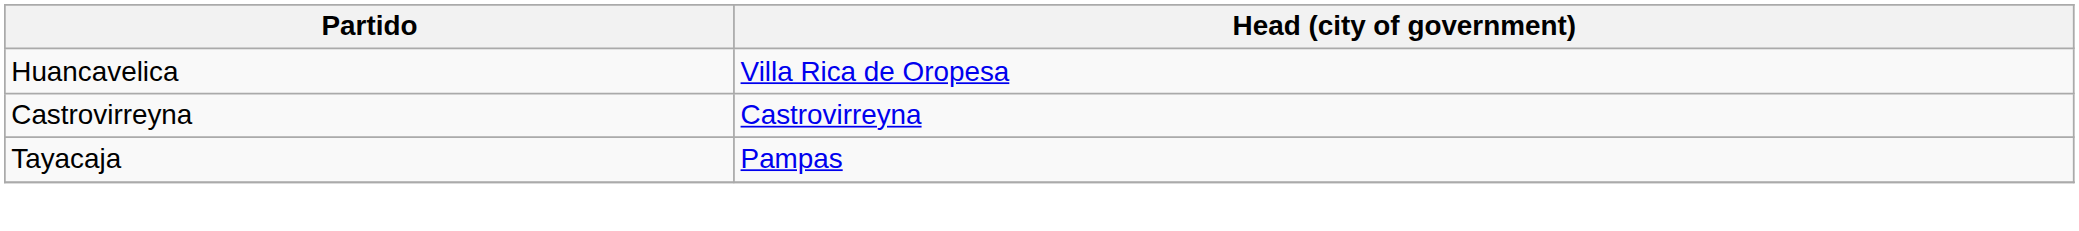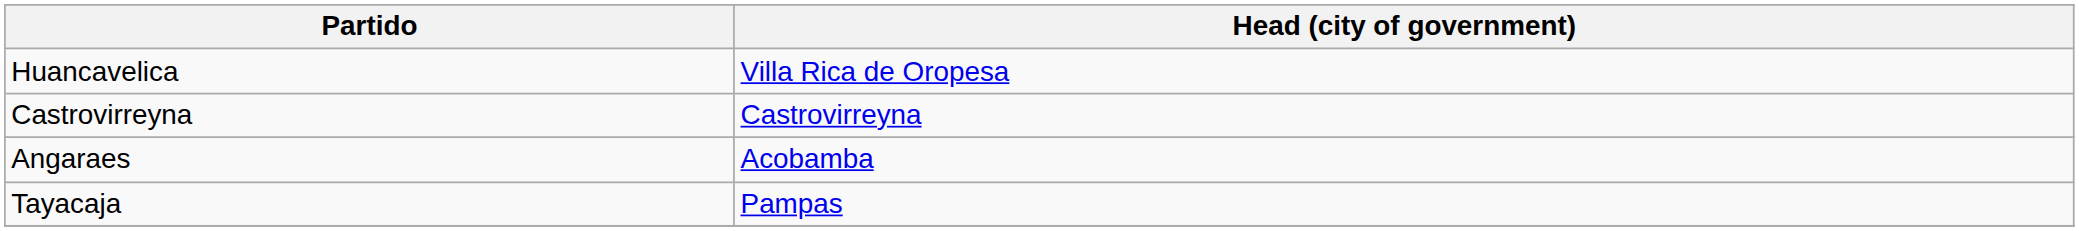+ row: (71, 159)
